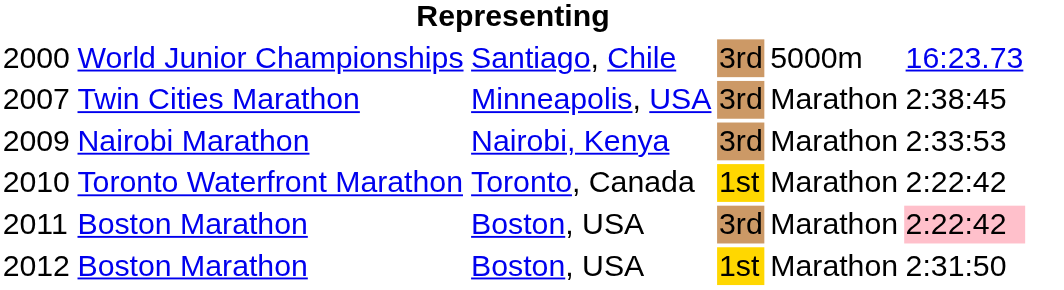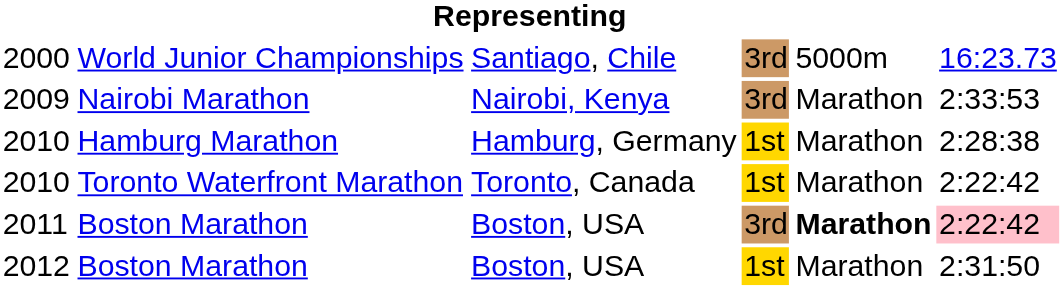- row: (36, 99)
+ row: (36, 140)
(834, 224) normal -> (864, 224) bold
